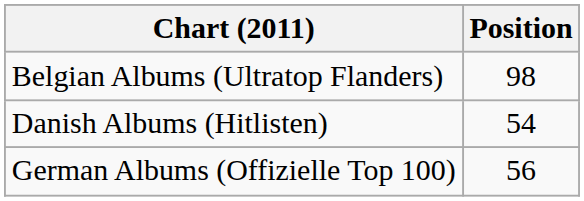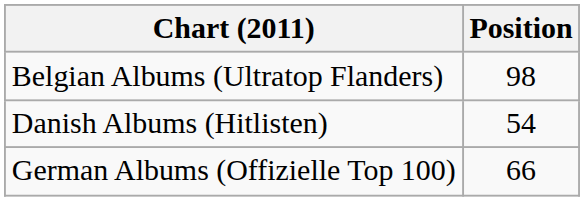(521, 170) 56 -> (521, 170) 66
